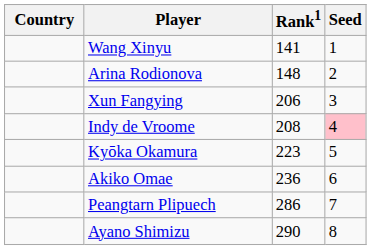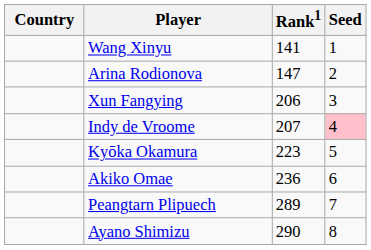(288, 74) 148 -> (288, 74) 147
(288, 126) 208 -> (288, 126) 207
(288, 204) 286 -> (288, 204) 289
